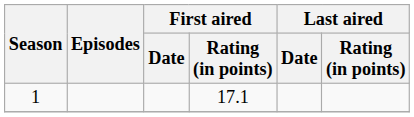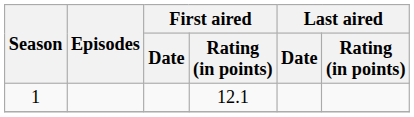(233, 97) 17.1 -> (233, 97) 12.1
